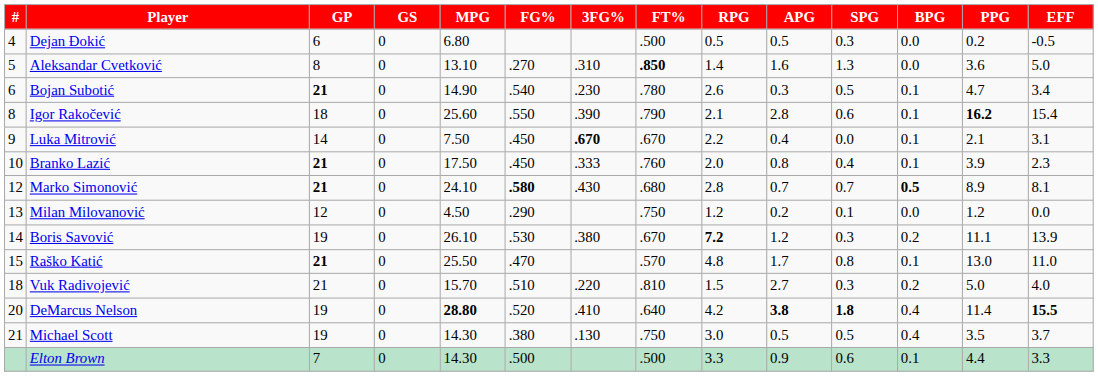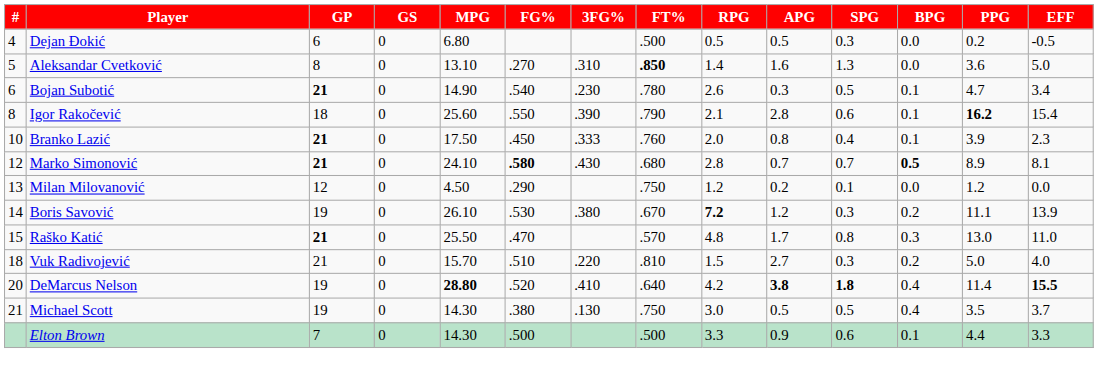- row: (73, 139)
(910, 261) 0.1 -> (910, 237) 0.3
